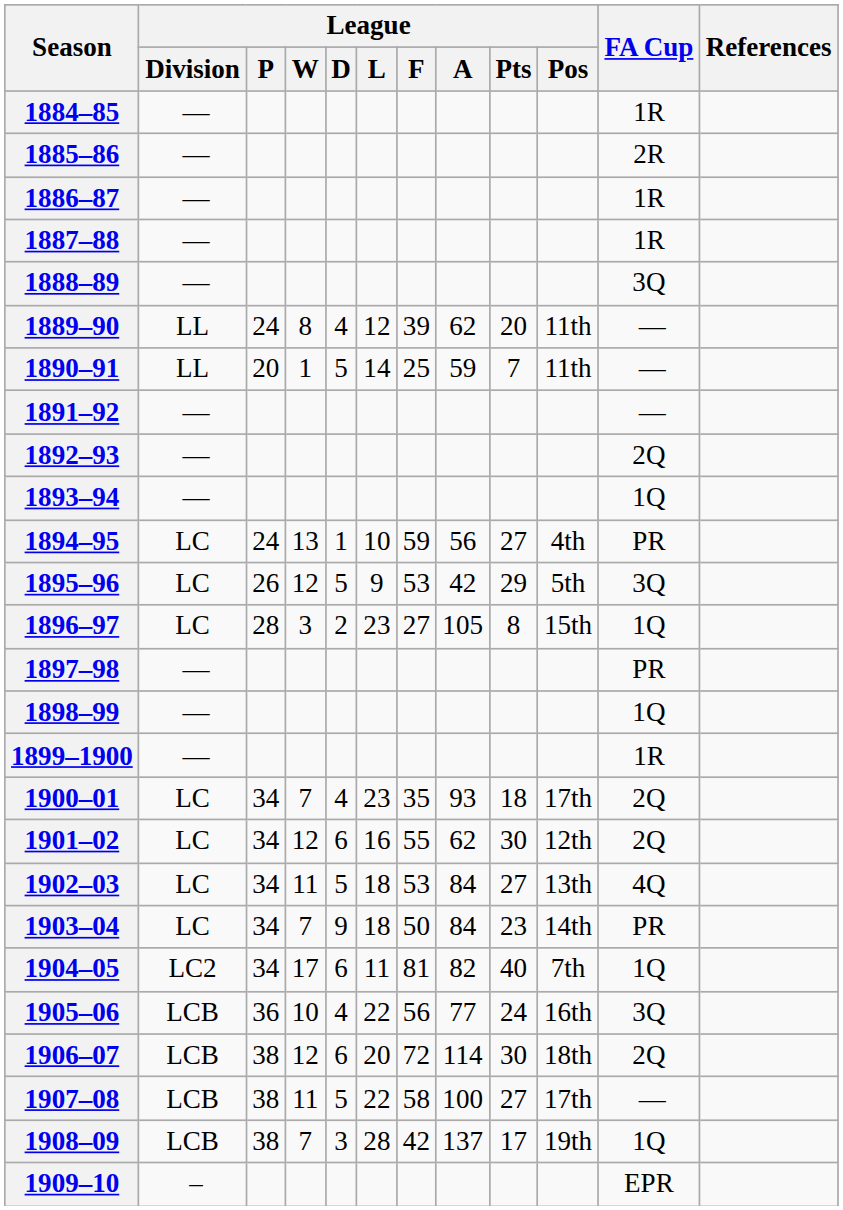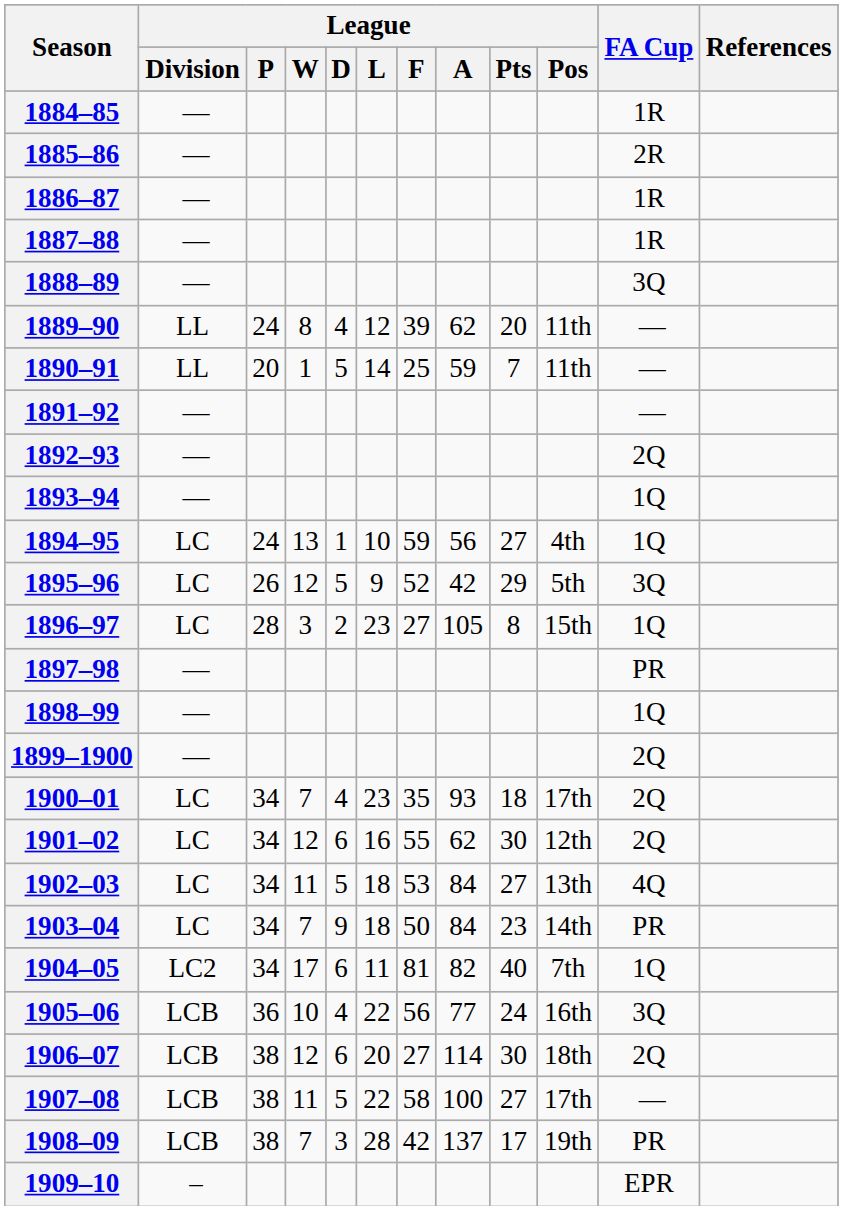(649, 540) PR -> (649, 540) 1Q
(416, 583) 53 -> (416, 583) 52
(649, 754) 1R -> (649, 754) 2Q
(416, 1055) 72 -> (416, 1055) 27
(649, 1140) 1Q -> (649, 1140) PR
